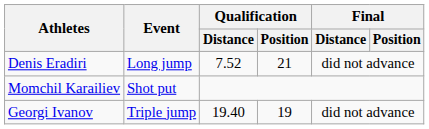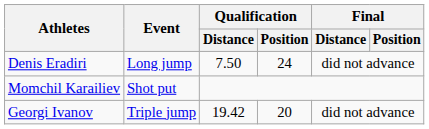(228, 64) 7.52 -> (228, 64) 7.50
(285, 64) 21 -> (285, 64) 24
(228, 112) 19.40 -> (228, 112) 19.42
(285, 112) 19 -> (285, 112) 20
